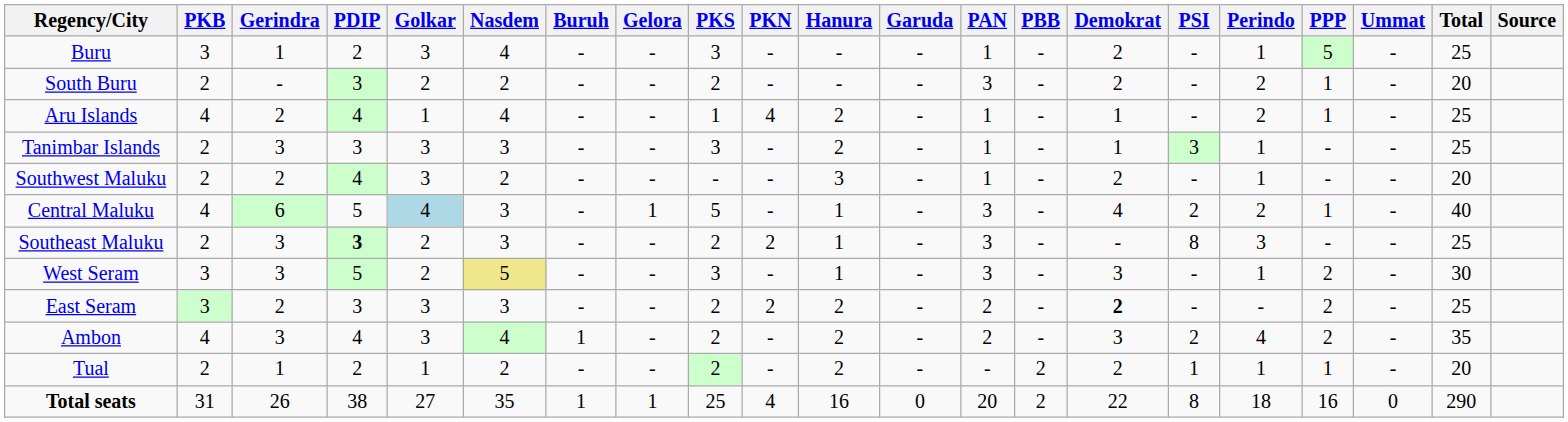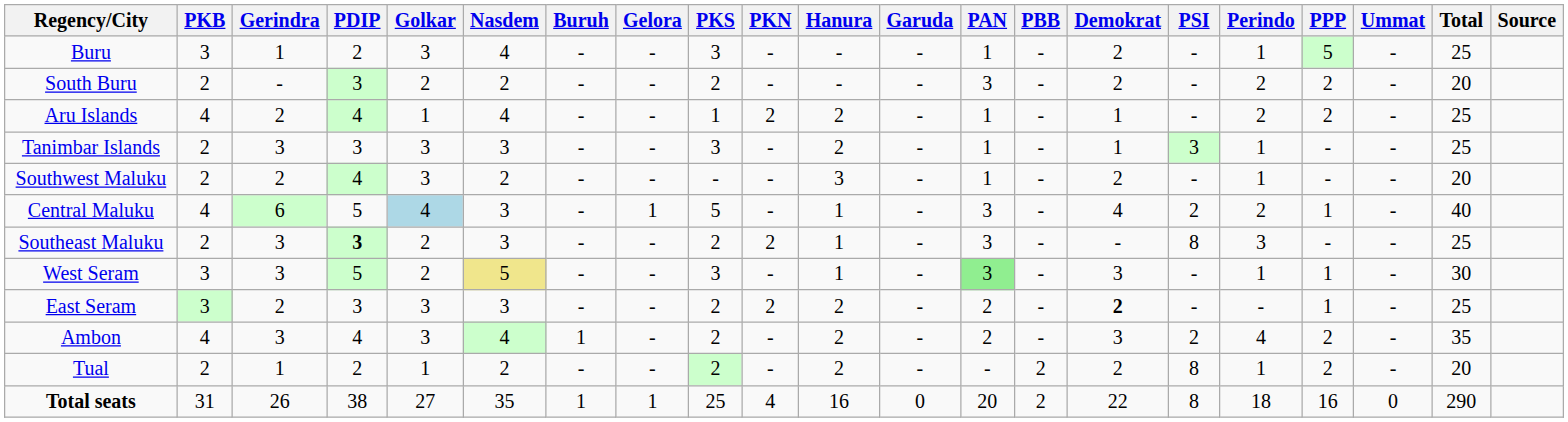(1328, 83) 1 -> (1328, 83) 2
(770, 115) 4 -> (770, 115) 2
(1328, 115) 1 -> (1328, 115) 2
(987, 274) no background -> (987, 274) lightgreen background
(1328, 274) 2 -> (1328, 274) 1
(1328, 305) 2 -> (1328, 305) 1
(1194, 369) 1 -> (1194, 369) 8
(1328, 369) 1 -> (1328, 369) 2
